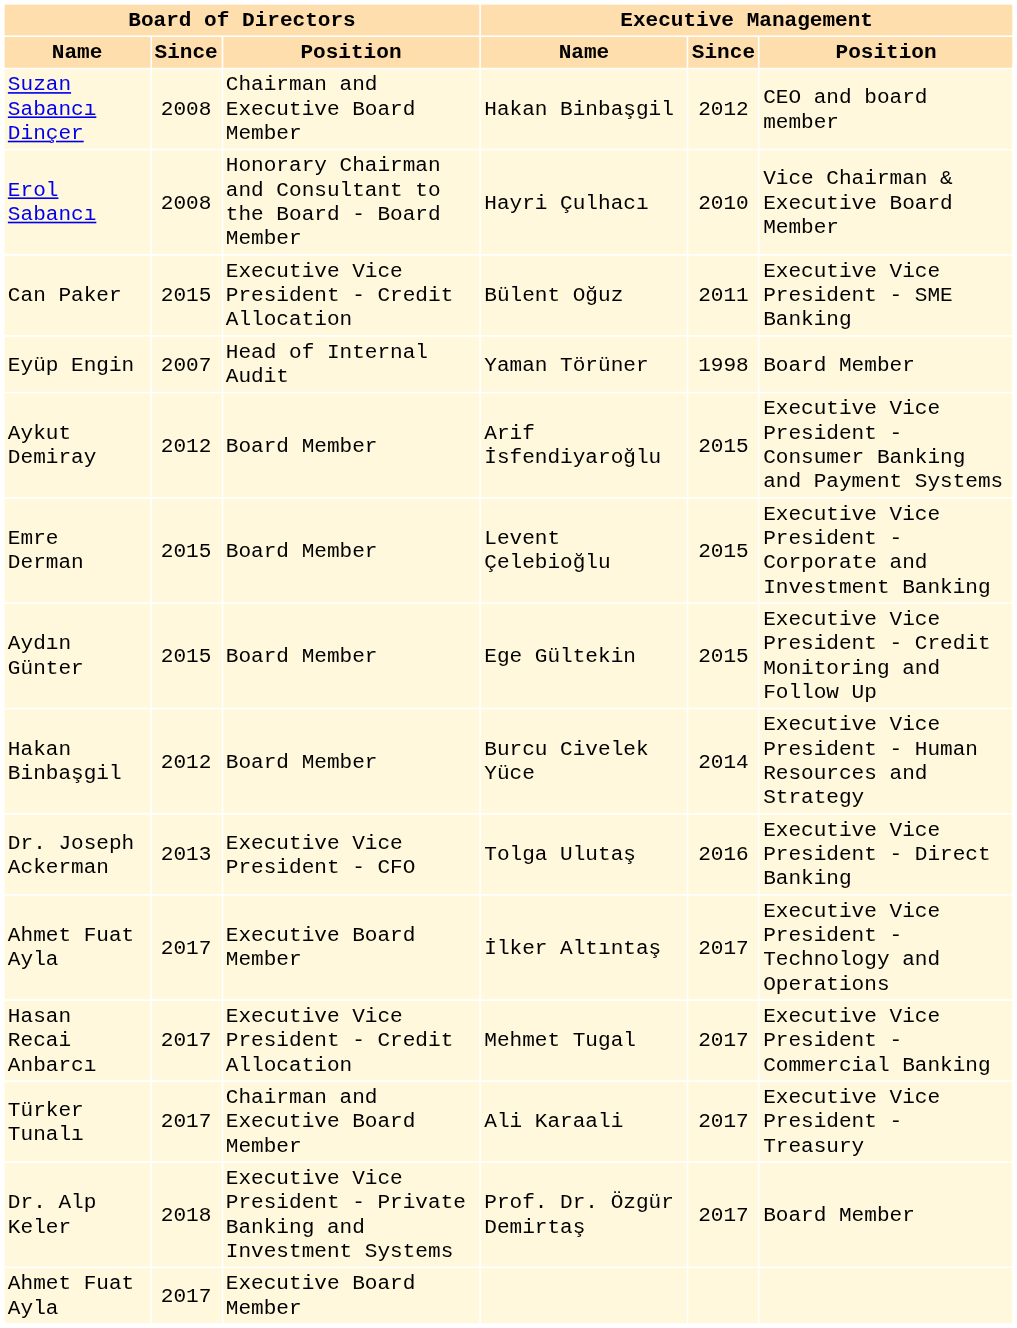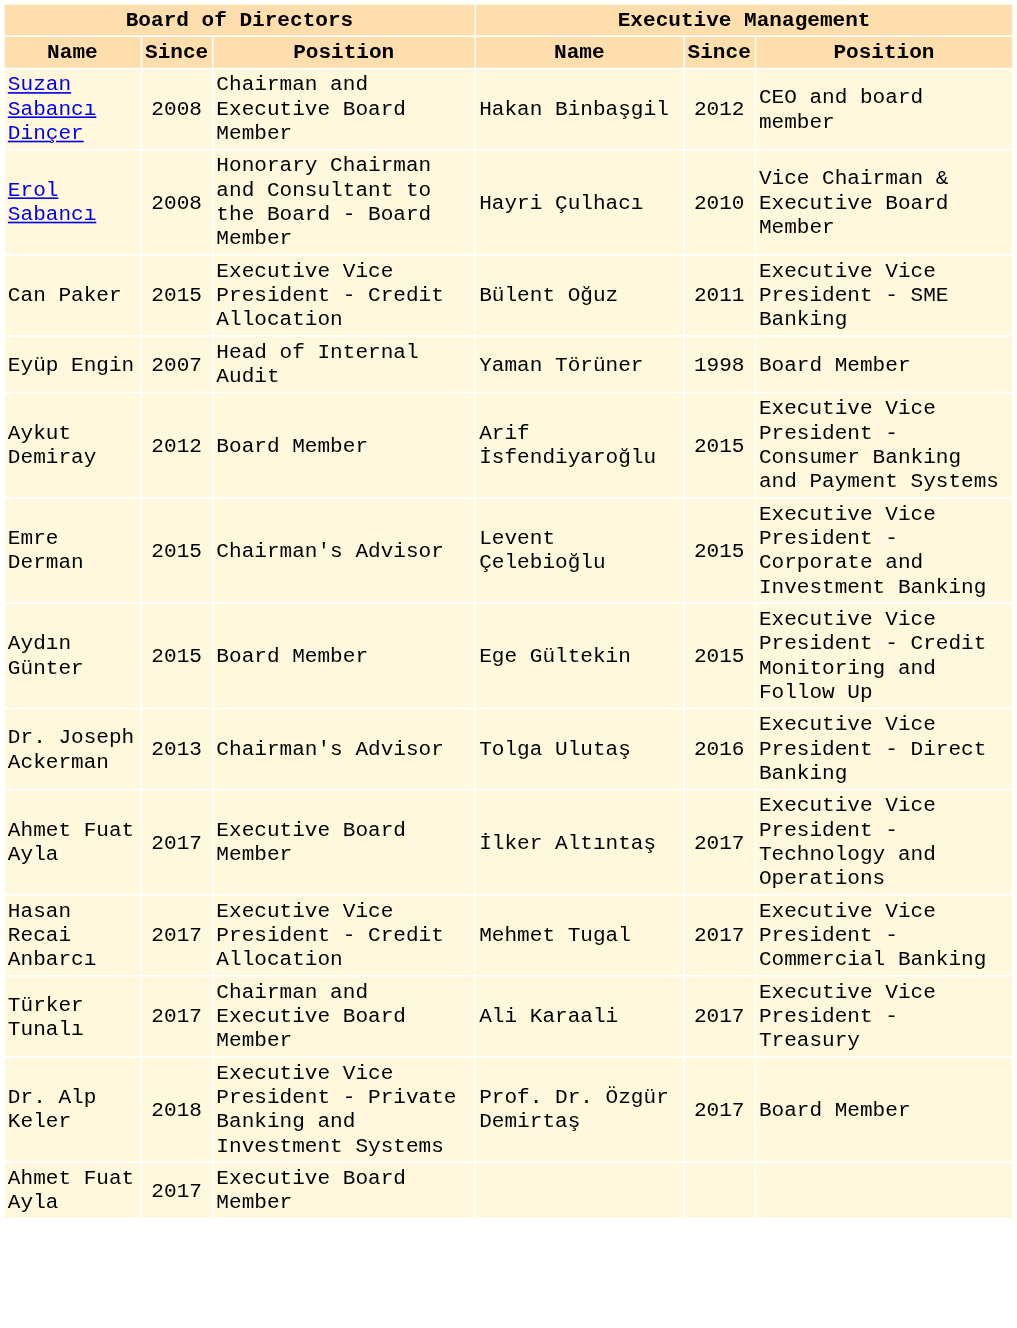(302, 551) Board Member -> (330, 551) Chairman's Advisor
- row: (566, 761)
(321, 854) Executive Vice President - CFO -> (330, 749) Chairman's Advisor
